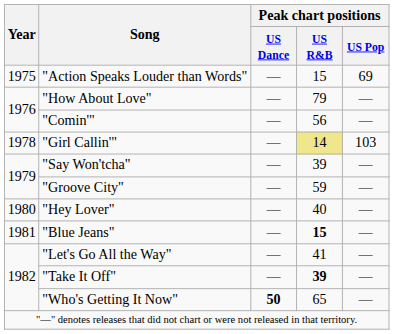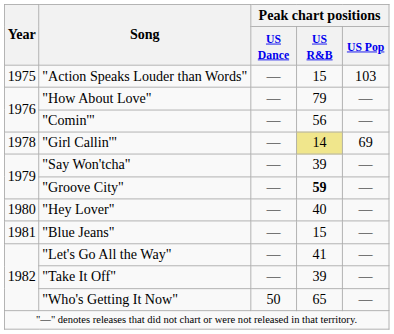(366, 76) 69 -> (366, 76) 103
(366, 143) 103 -> (366, 143) 69
(320, 187) normal -> (320, 187) bold
(320, 232) bold -> (320, 232) normal
(320, 277) bold -> (320, 277) normal
(273, 299) bold -> (273, 299) normal
